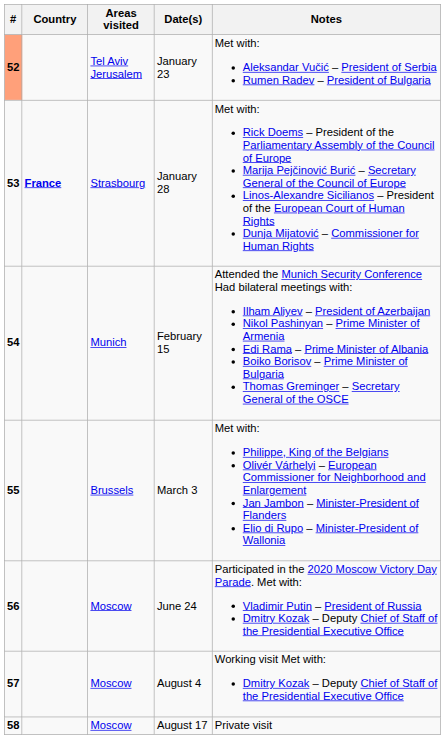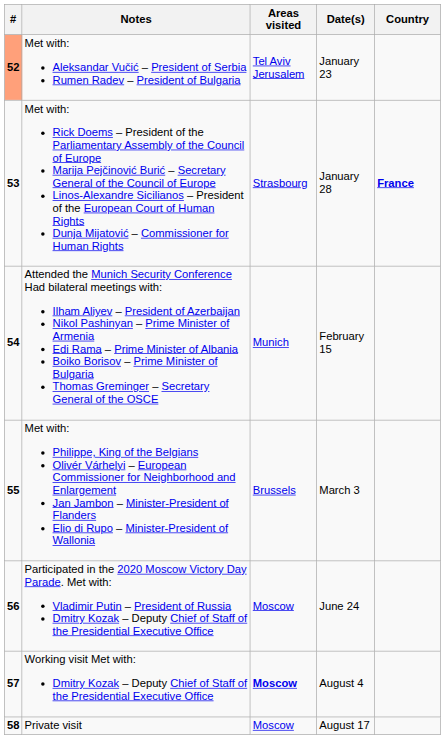columns swapped: (55, 19) <-> (326, 19)
(111, 684) normal -> (275, 684) bold
